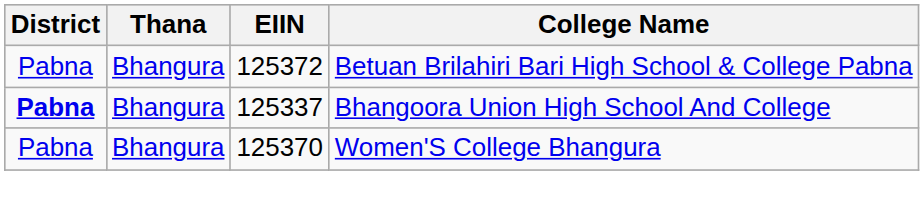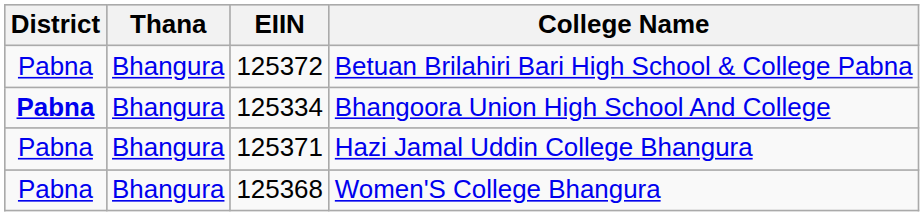(280, 107) 125337 -> (280, 107) 125334
+ row: (544, 148)
(280, 148) 125370 -> (280, 189) 125368
